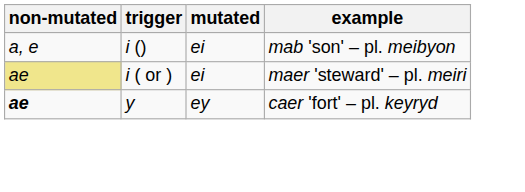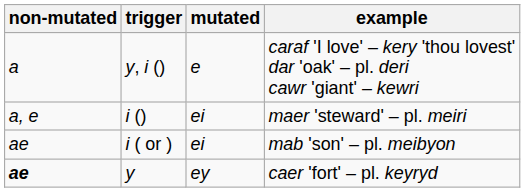+ row: (145, 67)
(362, 47) mab 'son' – pl. meibyon -> (367, 115) maer 'steward' – pl. meiri
(19, 75) khaki background -> (19, 144) no background
(367, 75) maer 'steward' – pl. meiri -> (362, 144) mab 'son' – pl. meibyon
